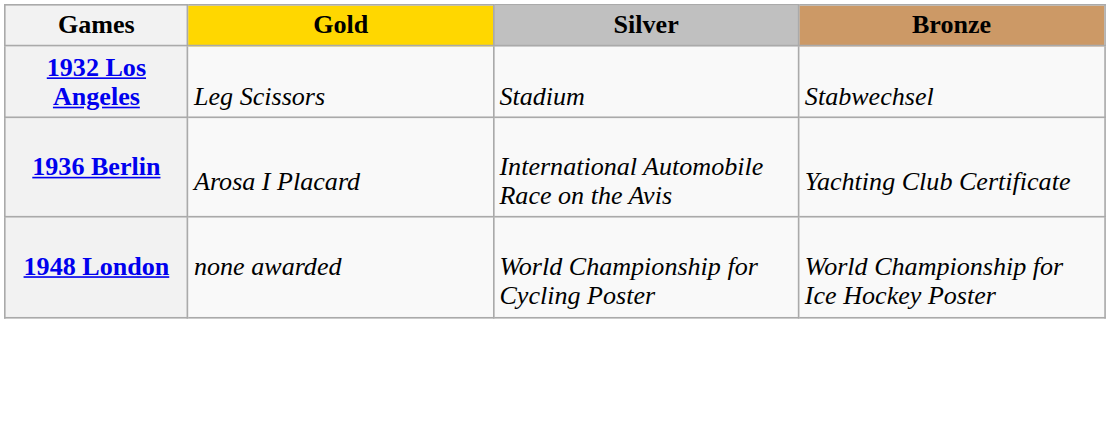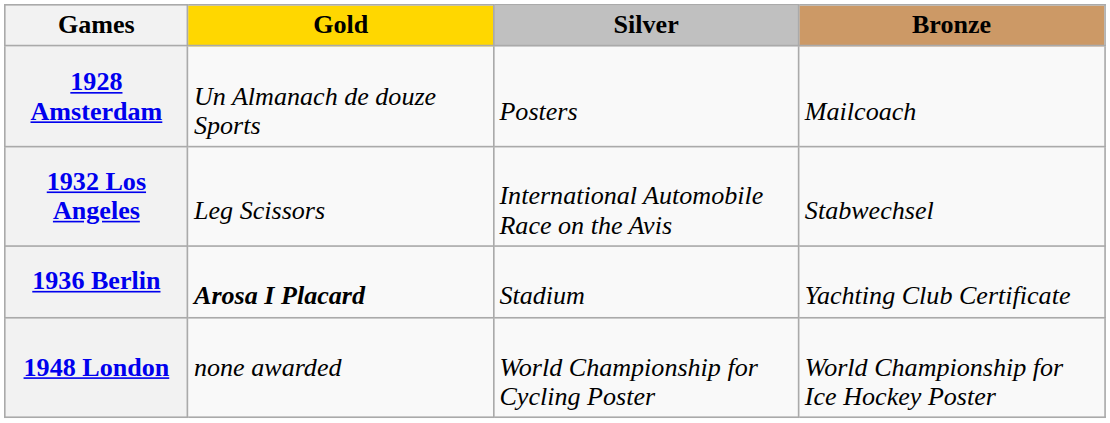+ row: (96, 95)
(542, 95) Stadium -> (631, 210) International Automobile Race on the Avis
(277, 181) normal -> (279, 295) bold
(631, 181) International Automobile Race on the Avis -> (542, 295) Stadium
